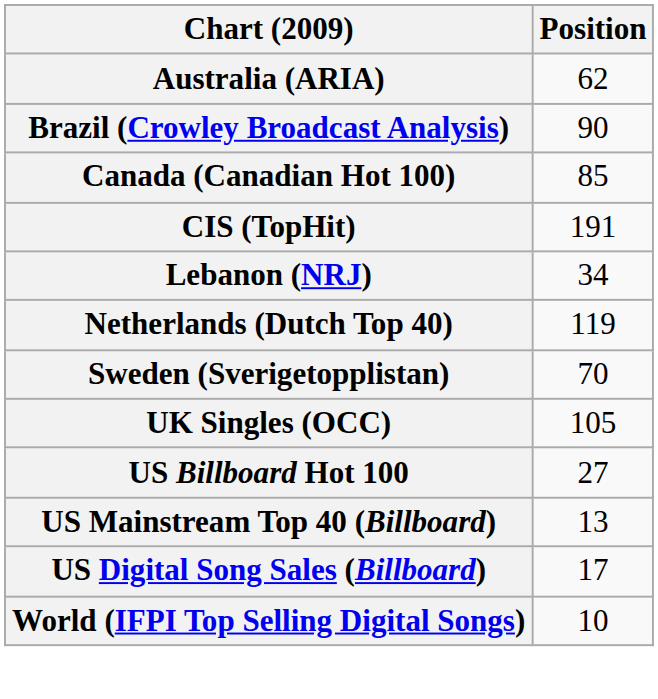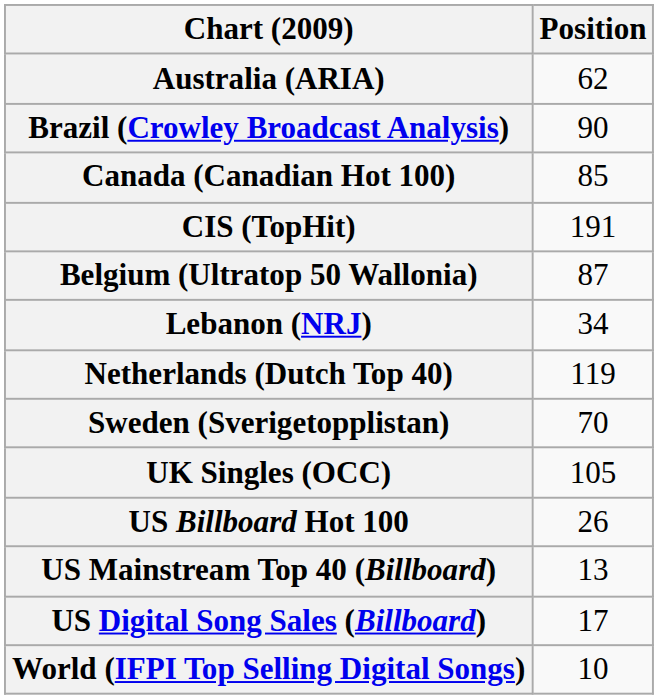+ row: (269, 275)
(593, 472) 27 -> (593, 521) 26
